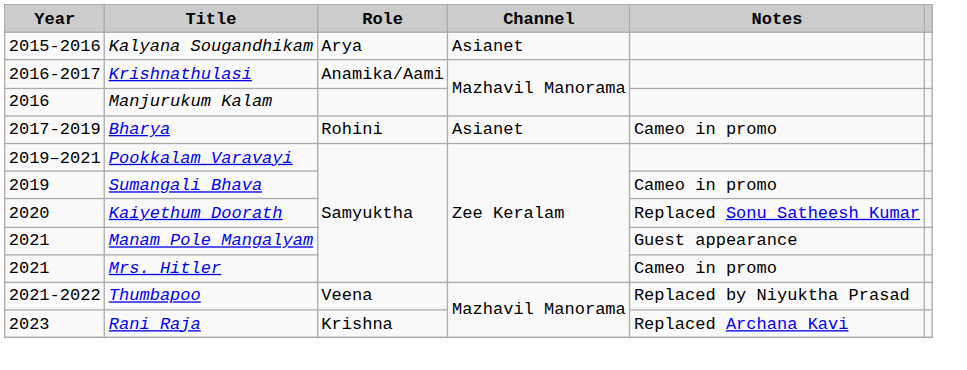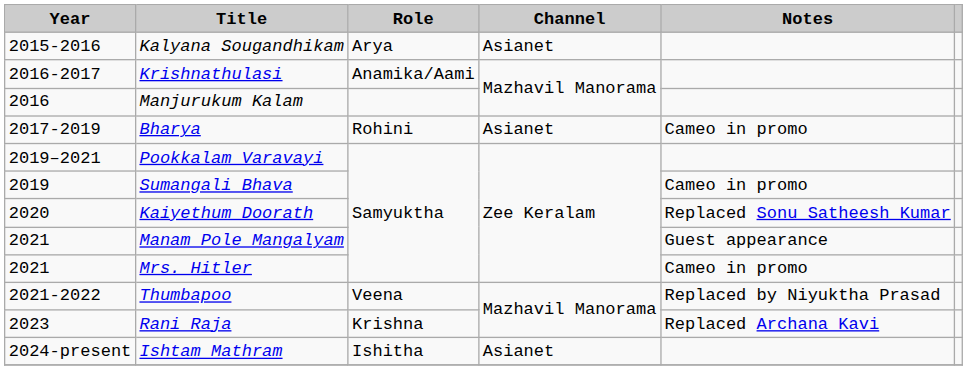+ row: (211, 352)
